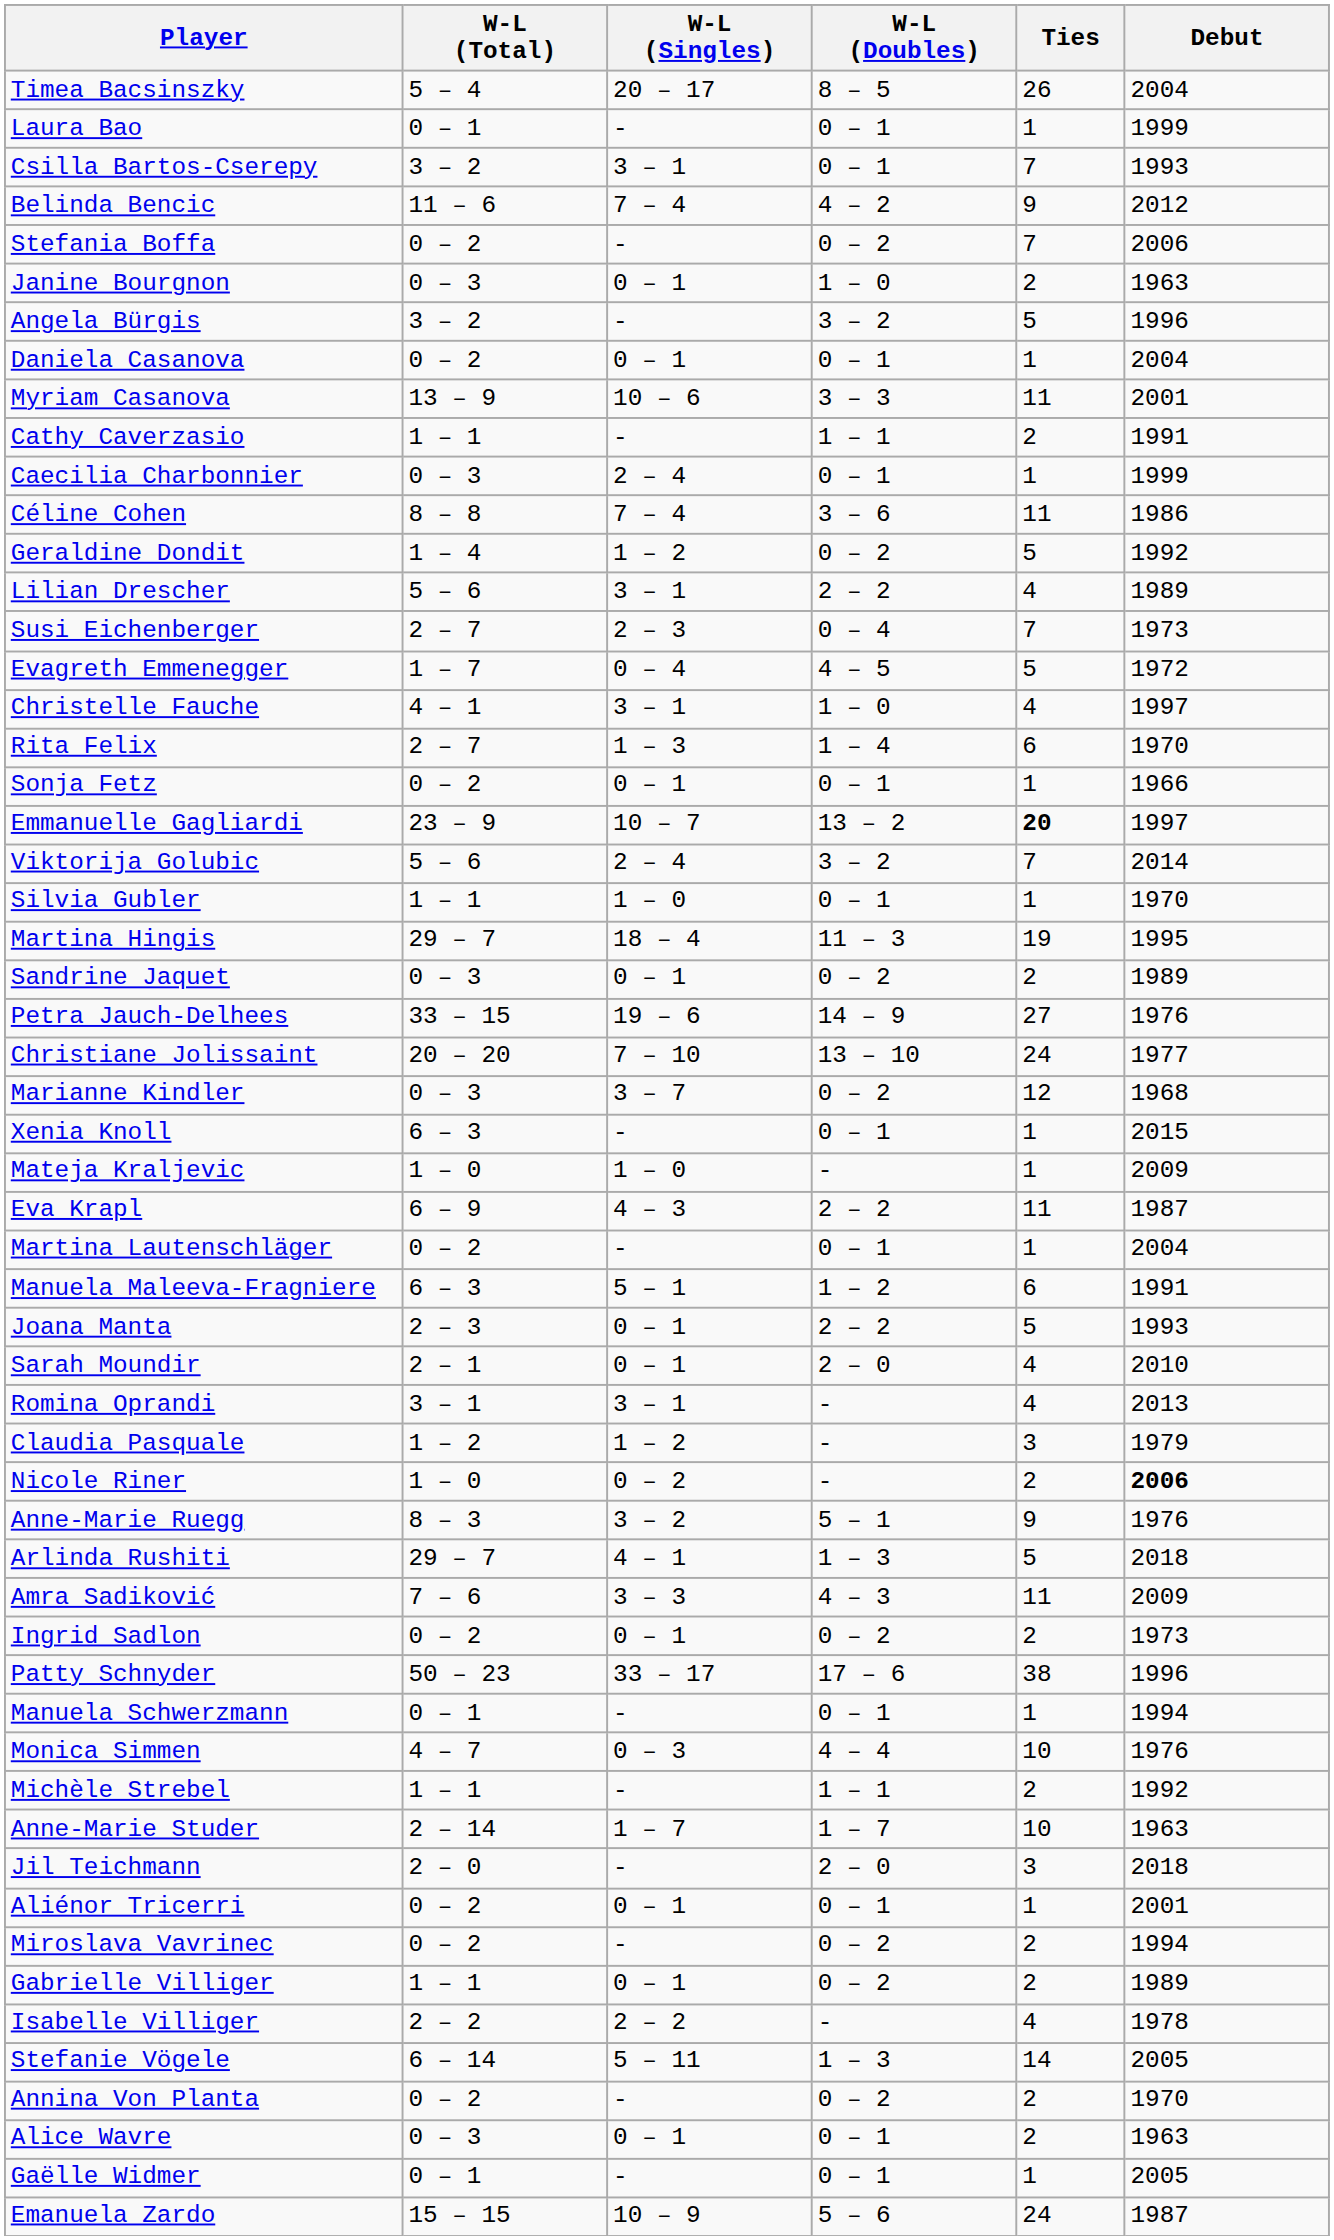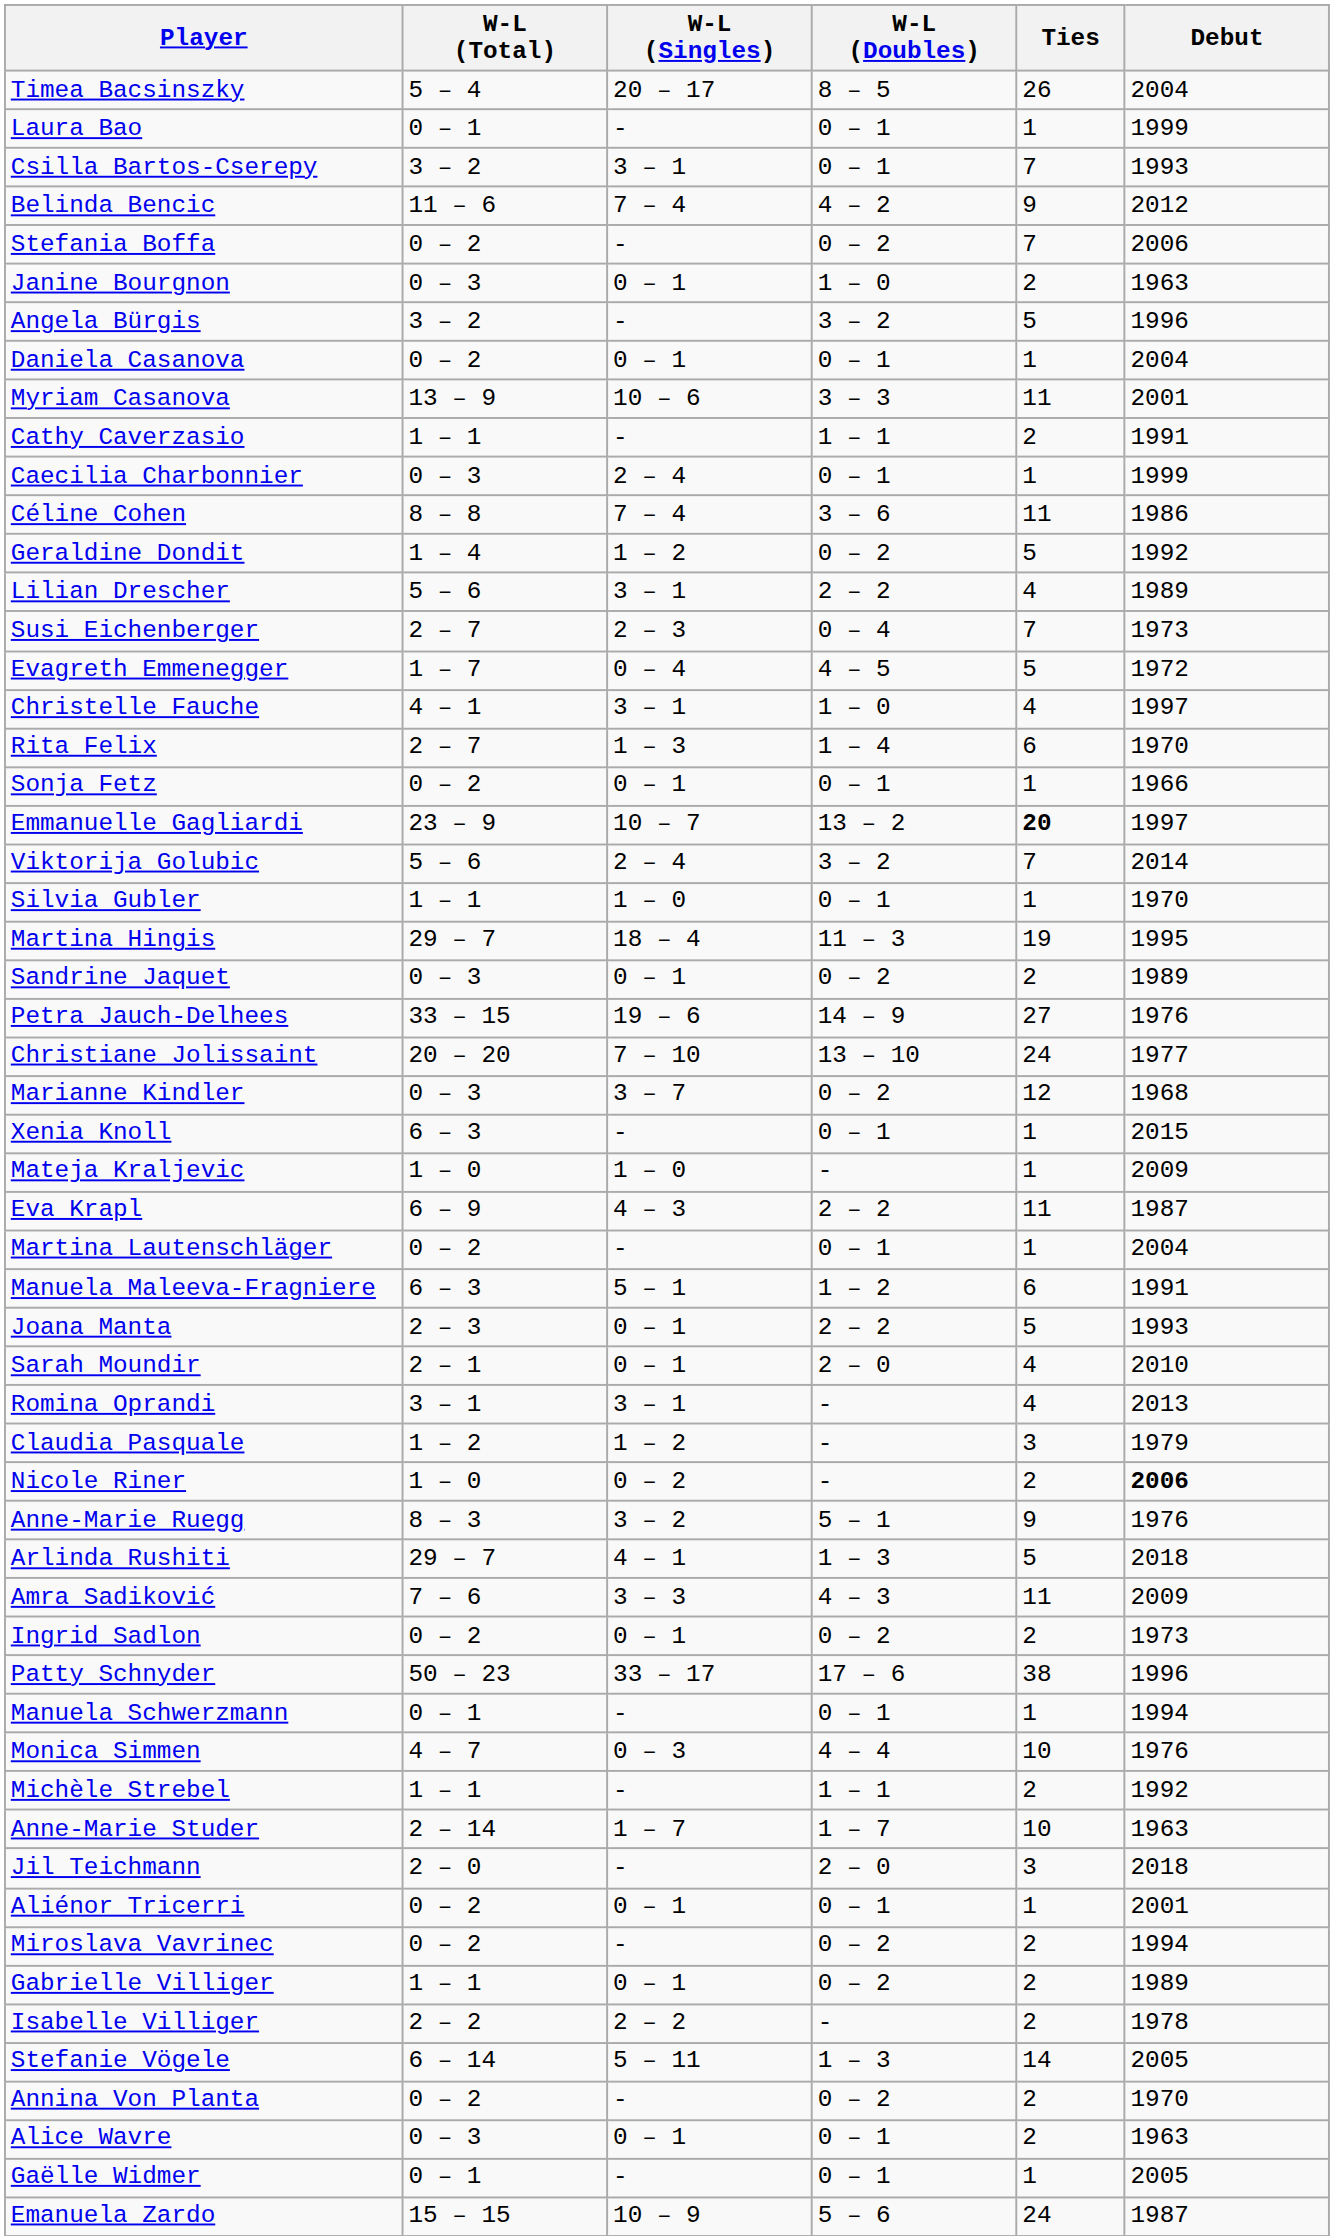(1030, 2023) 4 -> (1030, 2023) 2
